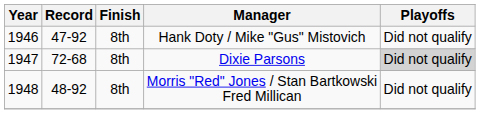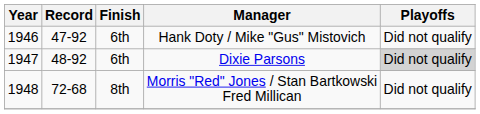(120, 37) 8th -> (120, 37) 6th
(69, 59) 72-68 -> (69, 59) 48-92
(120, 59) 8th -> (120, 59) 6th
(69, 89) 48-92 -> (69, 89) 72-68
